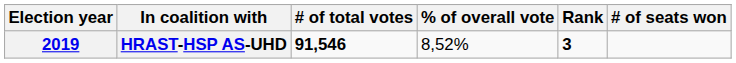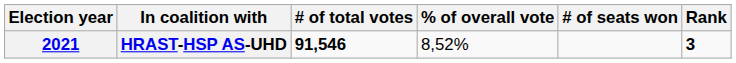columns swapped: (669, 17) <-> (583, 17)
(61, 44) 2019 -> (61, 44) 2021
